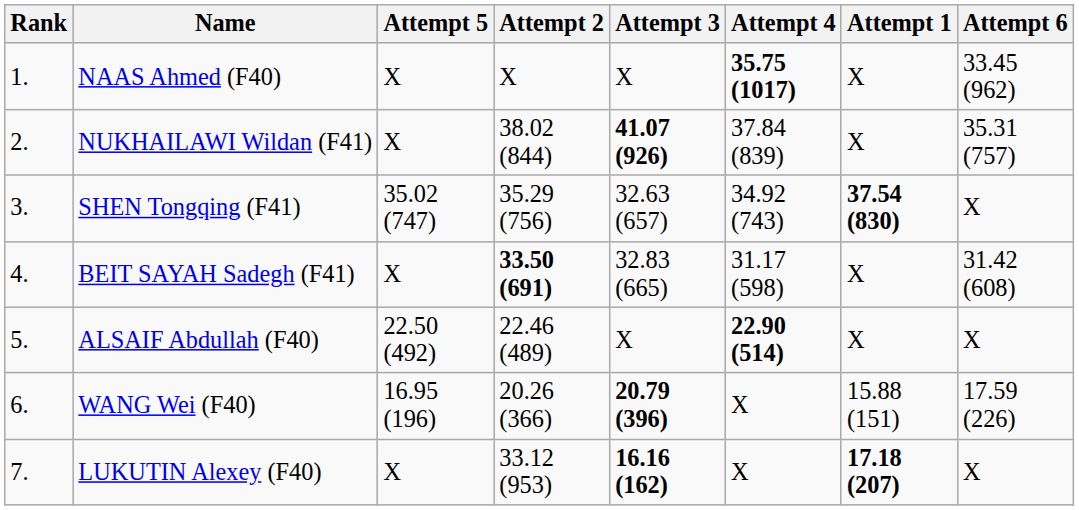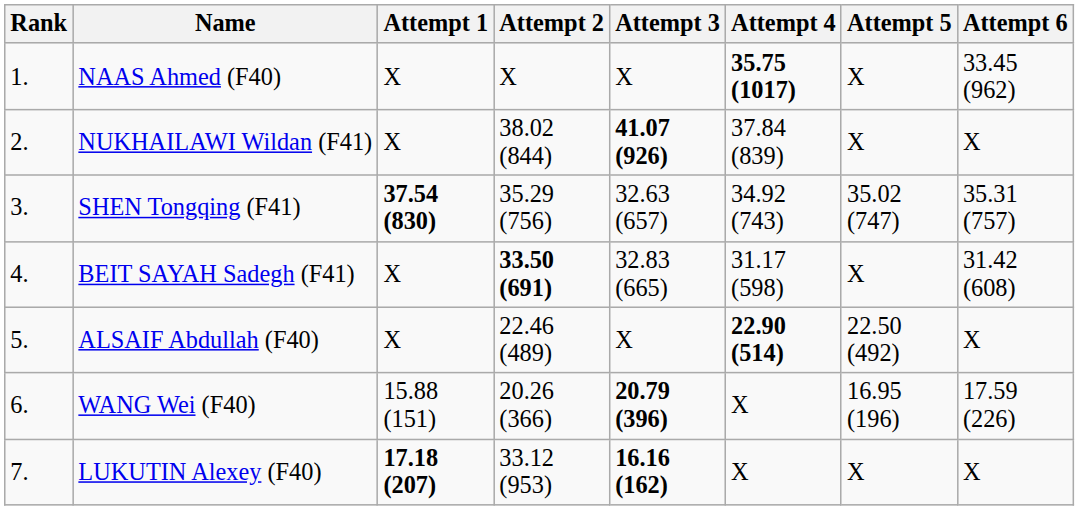columns swapped: (899, 23) <-> (436, 23)
(990, 141) 35.31 (757) -> (972, 141) X
(972, 207) X -> (990, 207) 35.31 (757)
